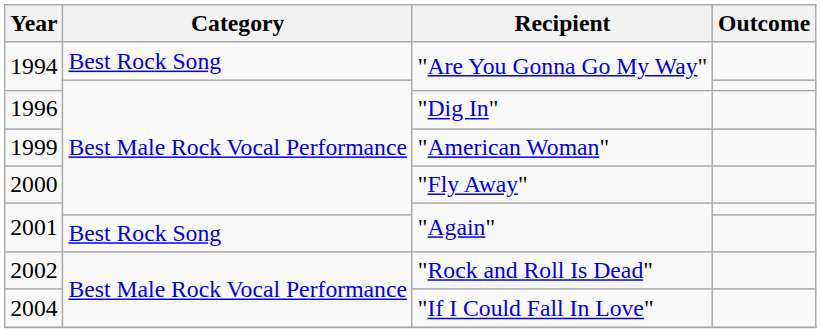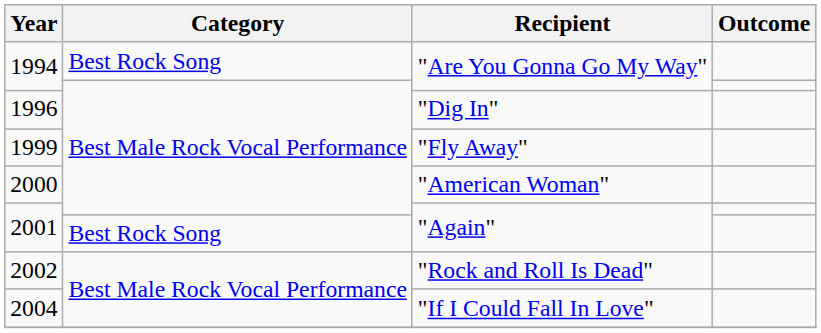(513, 146) "American Woman" -> (473, 146) "Fly Away"
(473, 184) "Fly Away" -> (513, 184) "American Woman"
